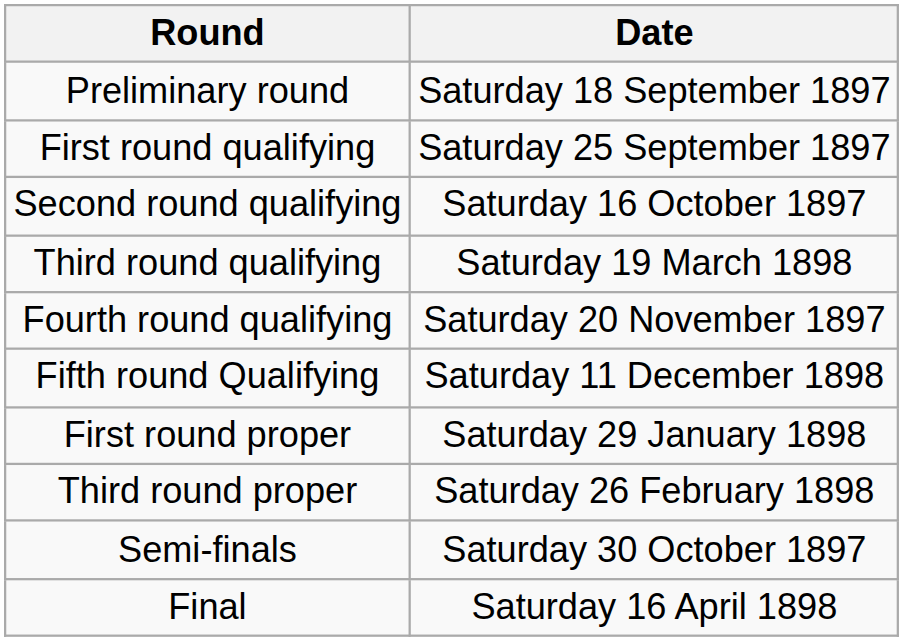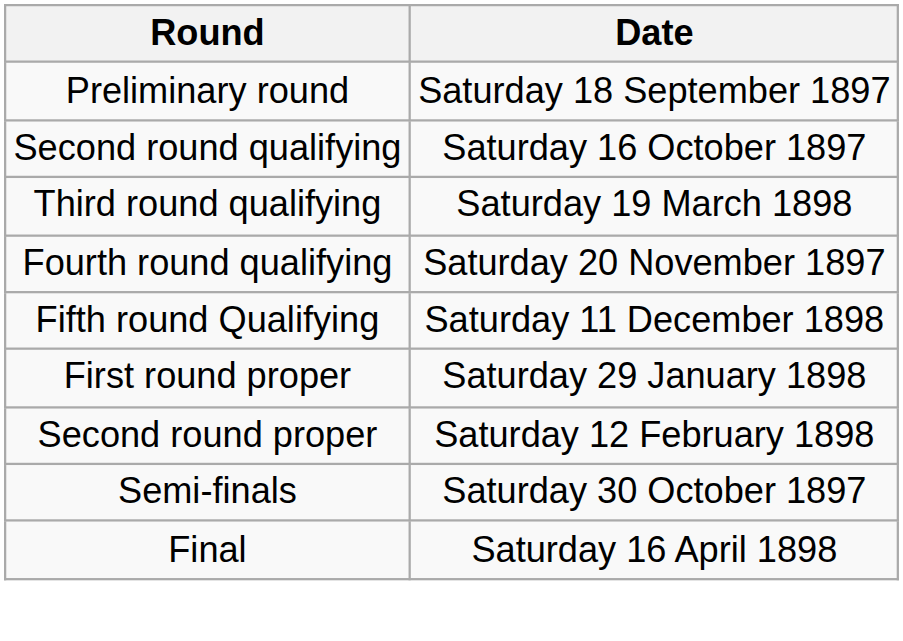- row: (207, 147)
+ row: (207, 434)
- row: (207, 491)
